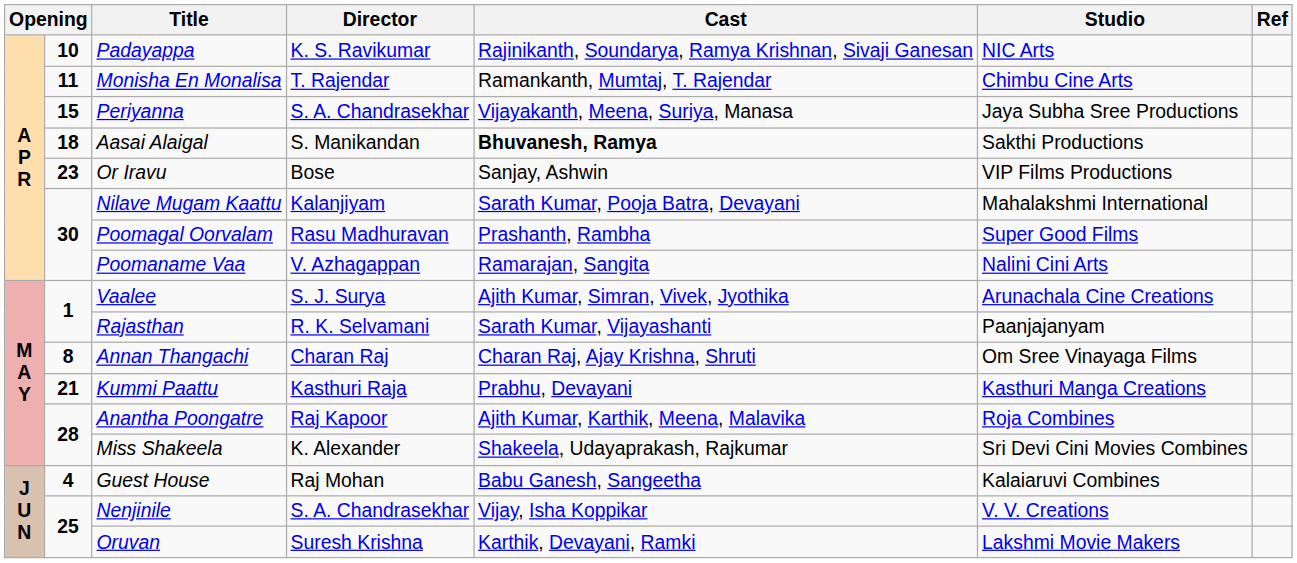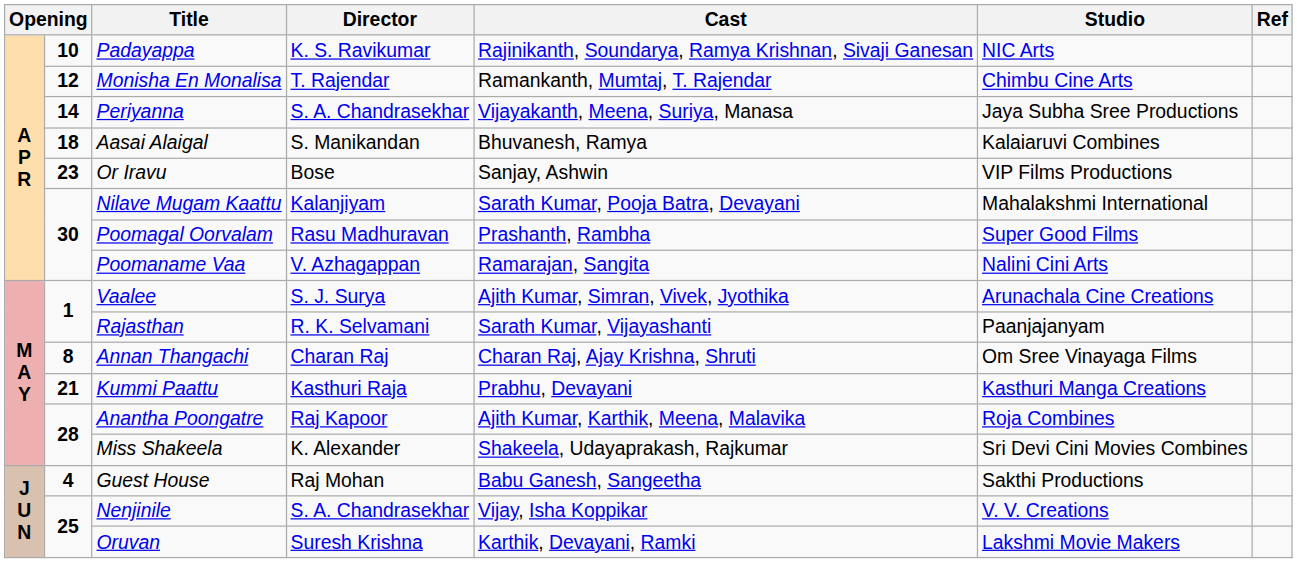(68, 81) 11 -> (68, 81) 12
(68, 111) 15 -> (68, 111) 14
(567, 142) bold -> (563, 142) normal
(1063, 142) Sakthi Productions -> (1071, 142) Kalaiaruvi Combines
(1071, 480) Kalaiaruvi Combines -> (1063, 480) Sakthi Productions
